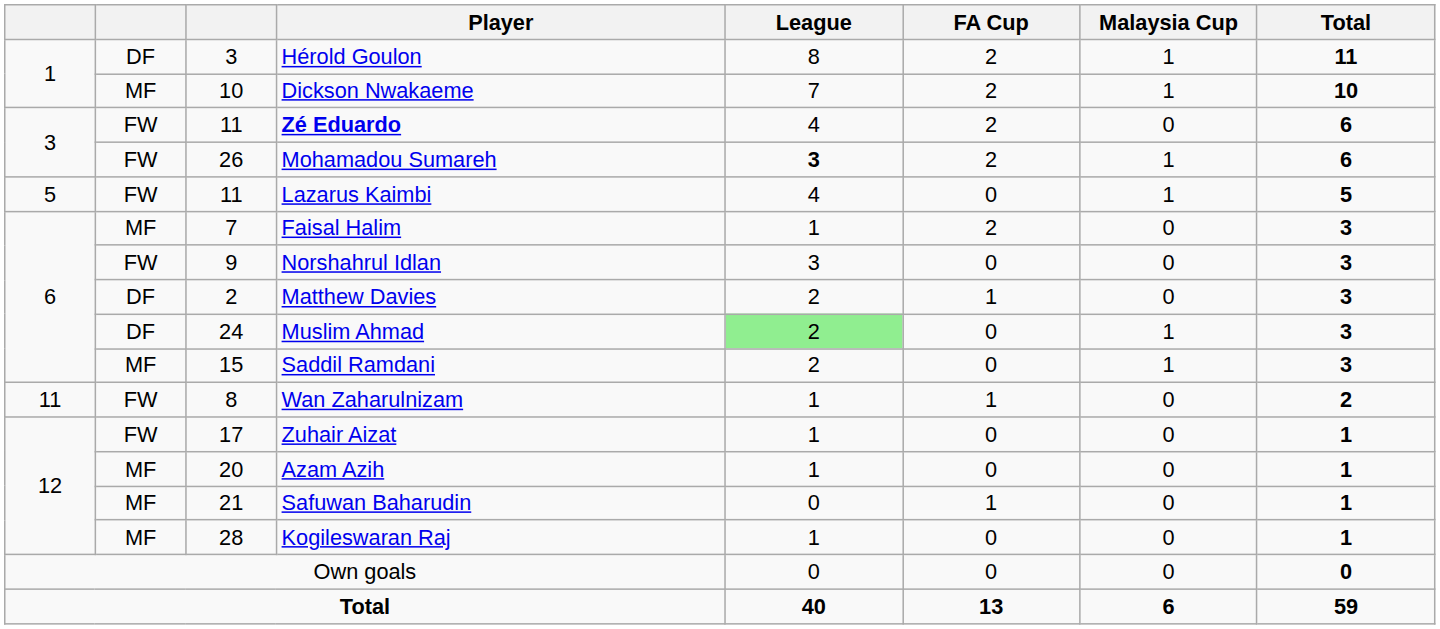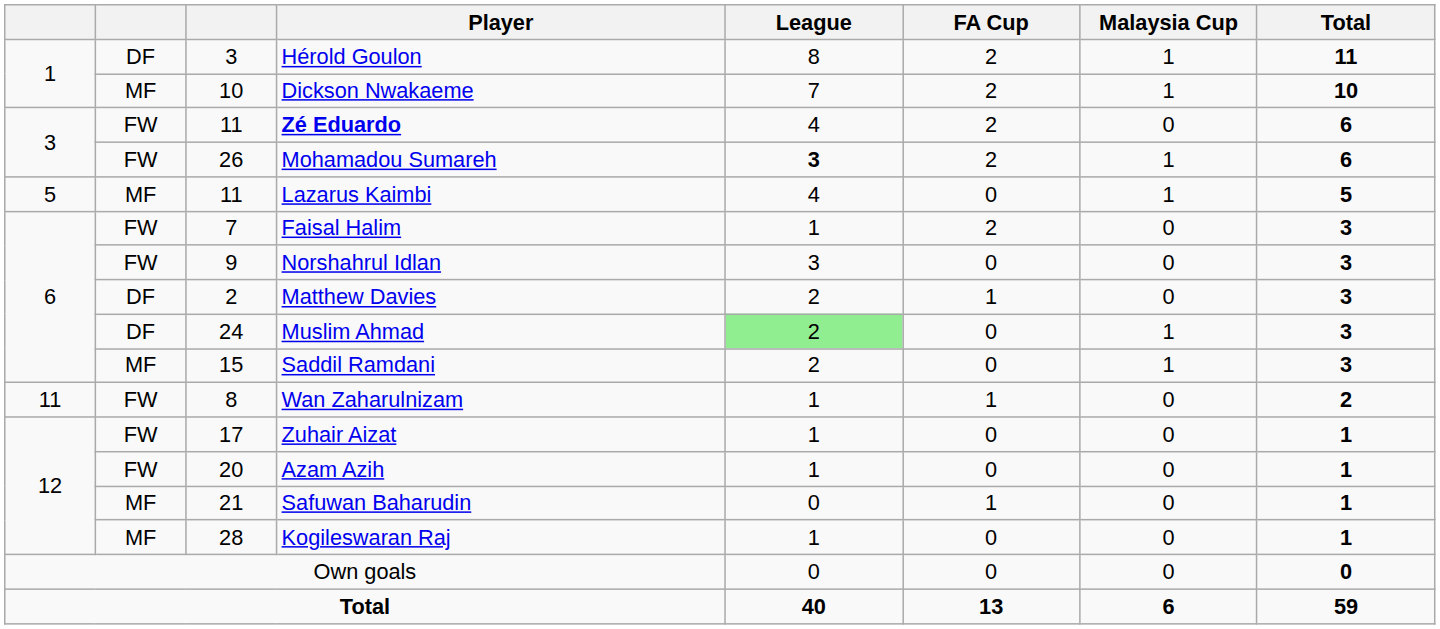(141, 194) FW -> (141, 194) MF
(141, 228) MF -> (141, 228) FW
(141, 469) MF -> (141, 469) FW
